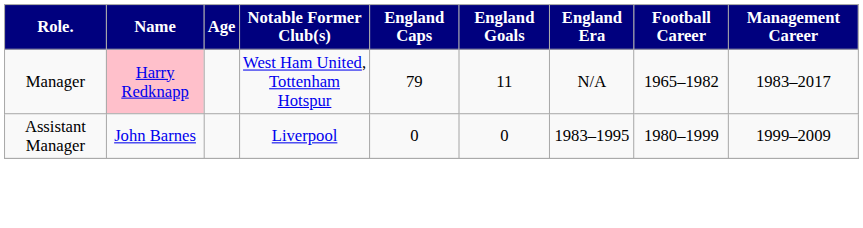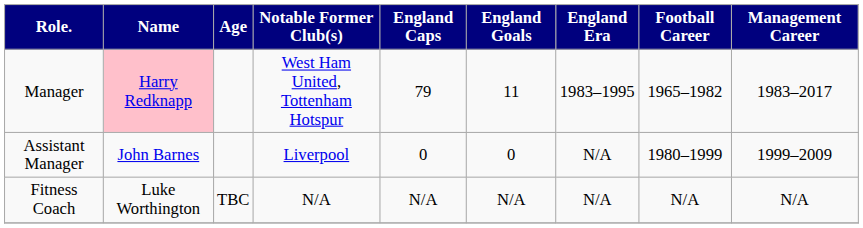(592, 81) N/A -> (597, 90) 1983–1995
(592, 135) 1983–1995 -> (597, 154) N/A
+ row: (54, 199)
